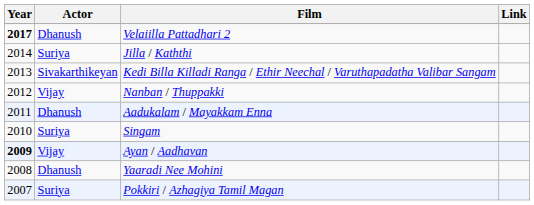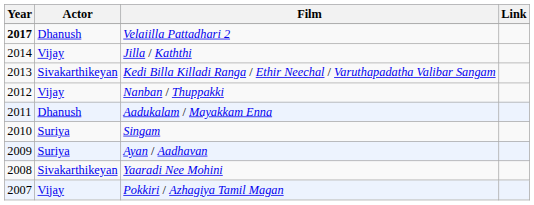(54, 53) Suriya -> (51, 53) Vijay
(20, 151) bold -> (20, 151) normal
(51, 151) Vijay -> (54, 151) Suriya
(59, 170) Dhanush -> (78, 170) Sivakarthikeyan
(54, 190) Suriya -> (51, 190) Vijay
